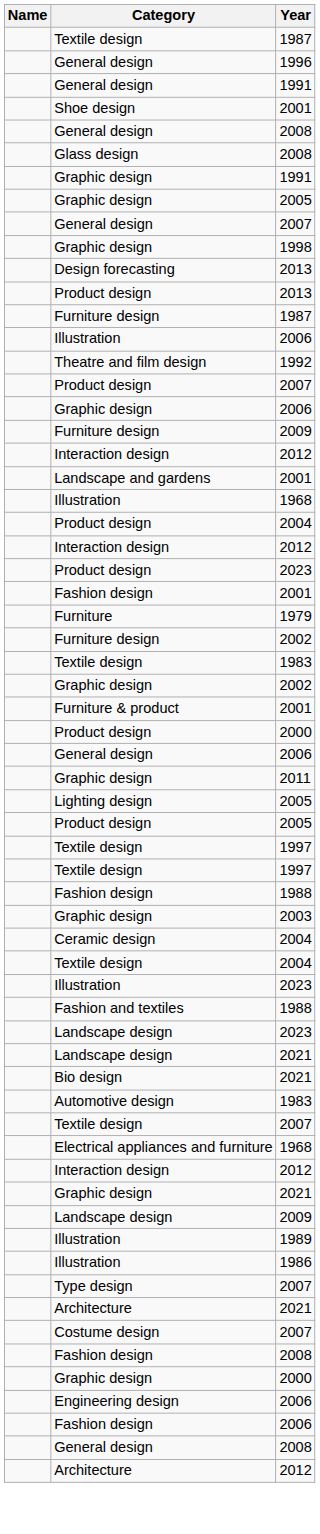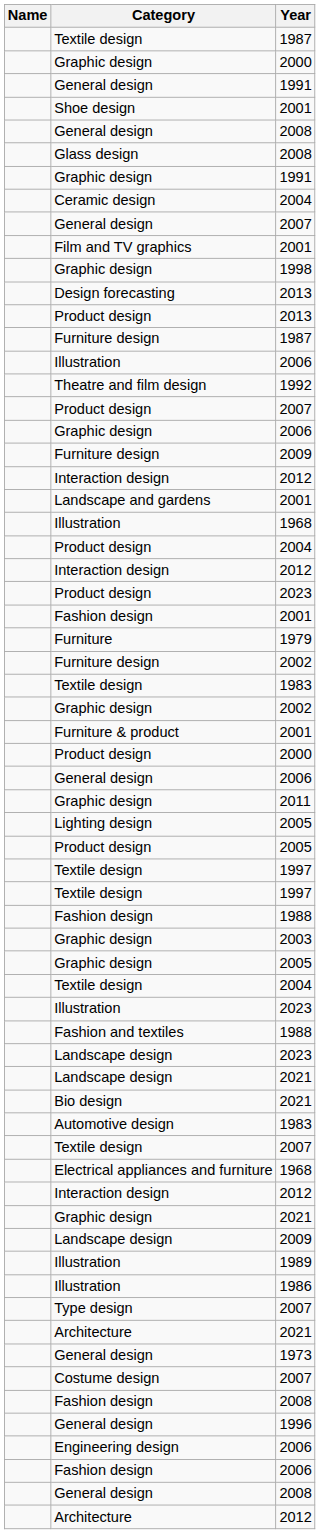rows swapped: (103, 1378) <-> (104, 62)
rows swapped: (103, 200) <-> (105, 939)
+ row: (123, 246)
+ row: (104, 1355)
